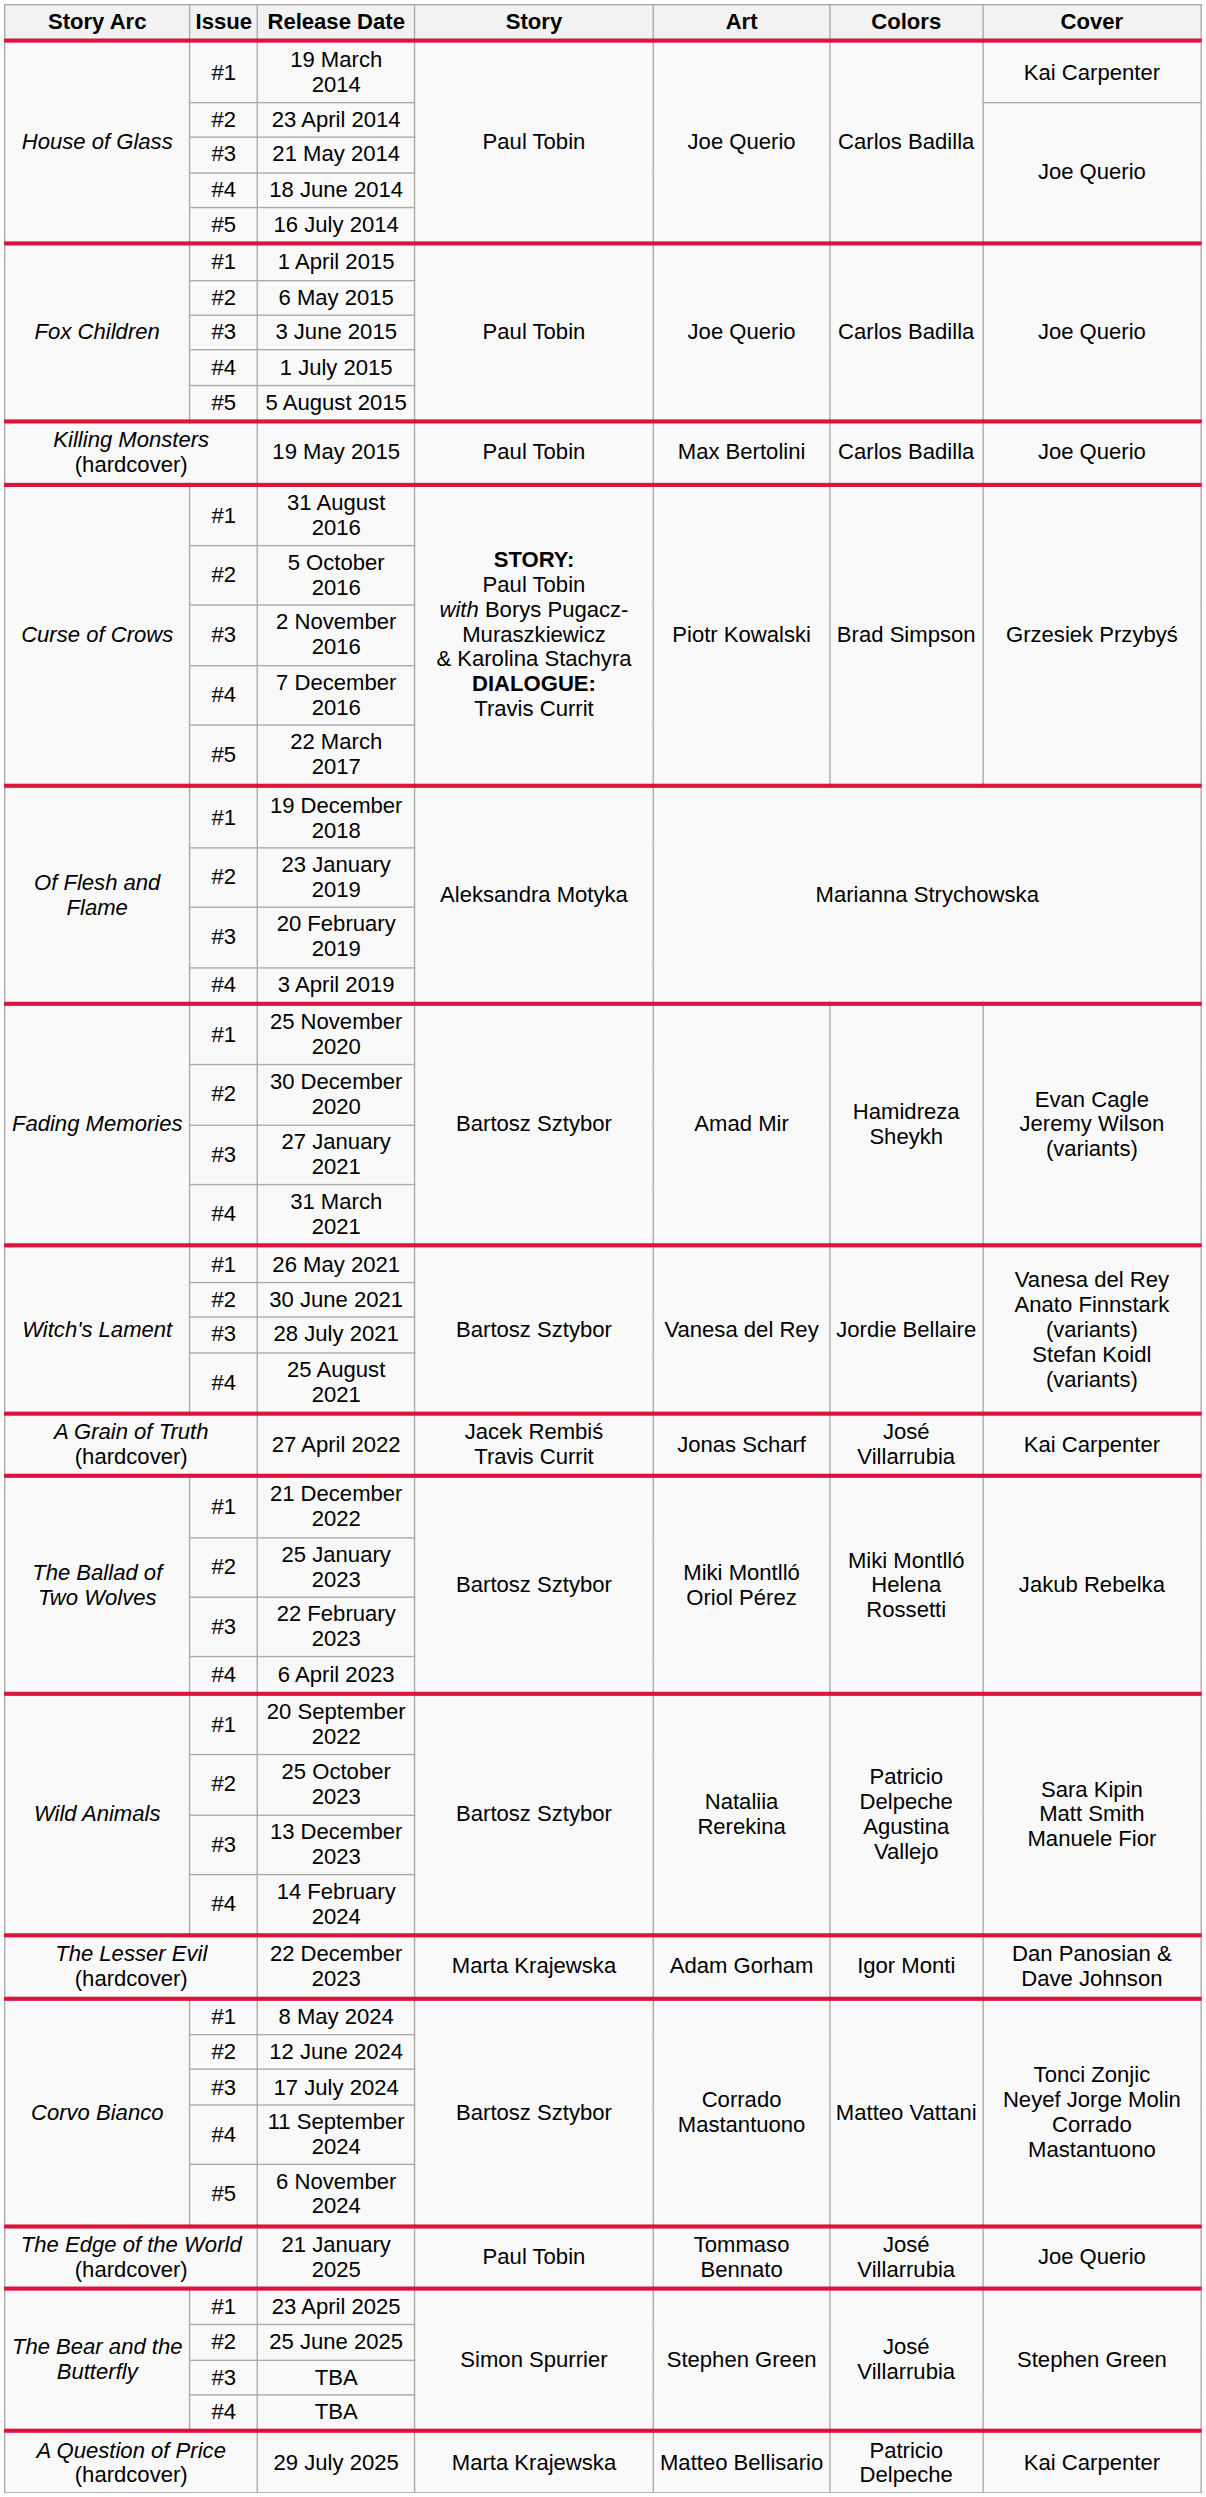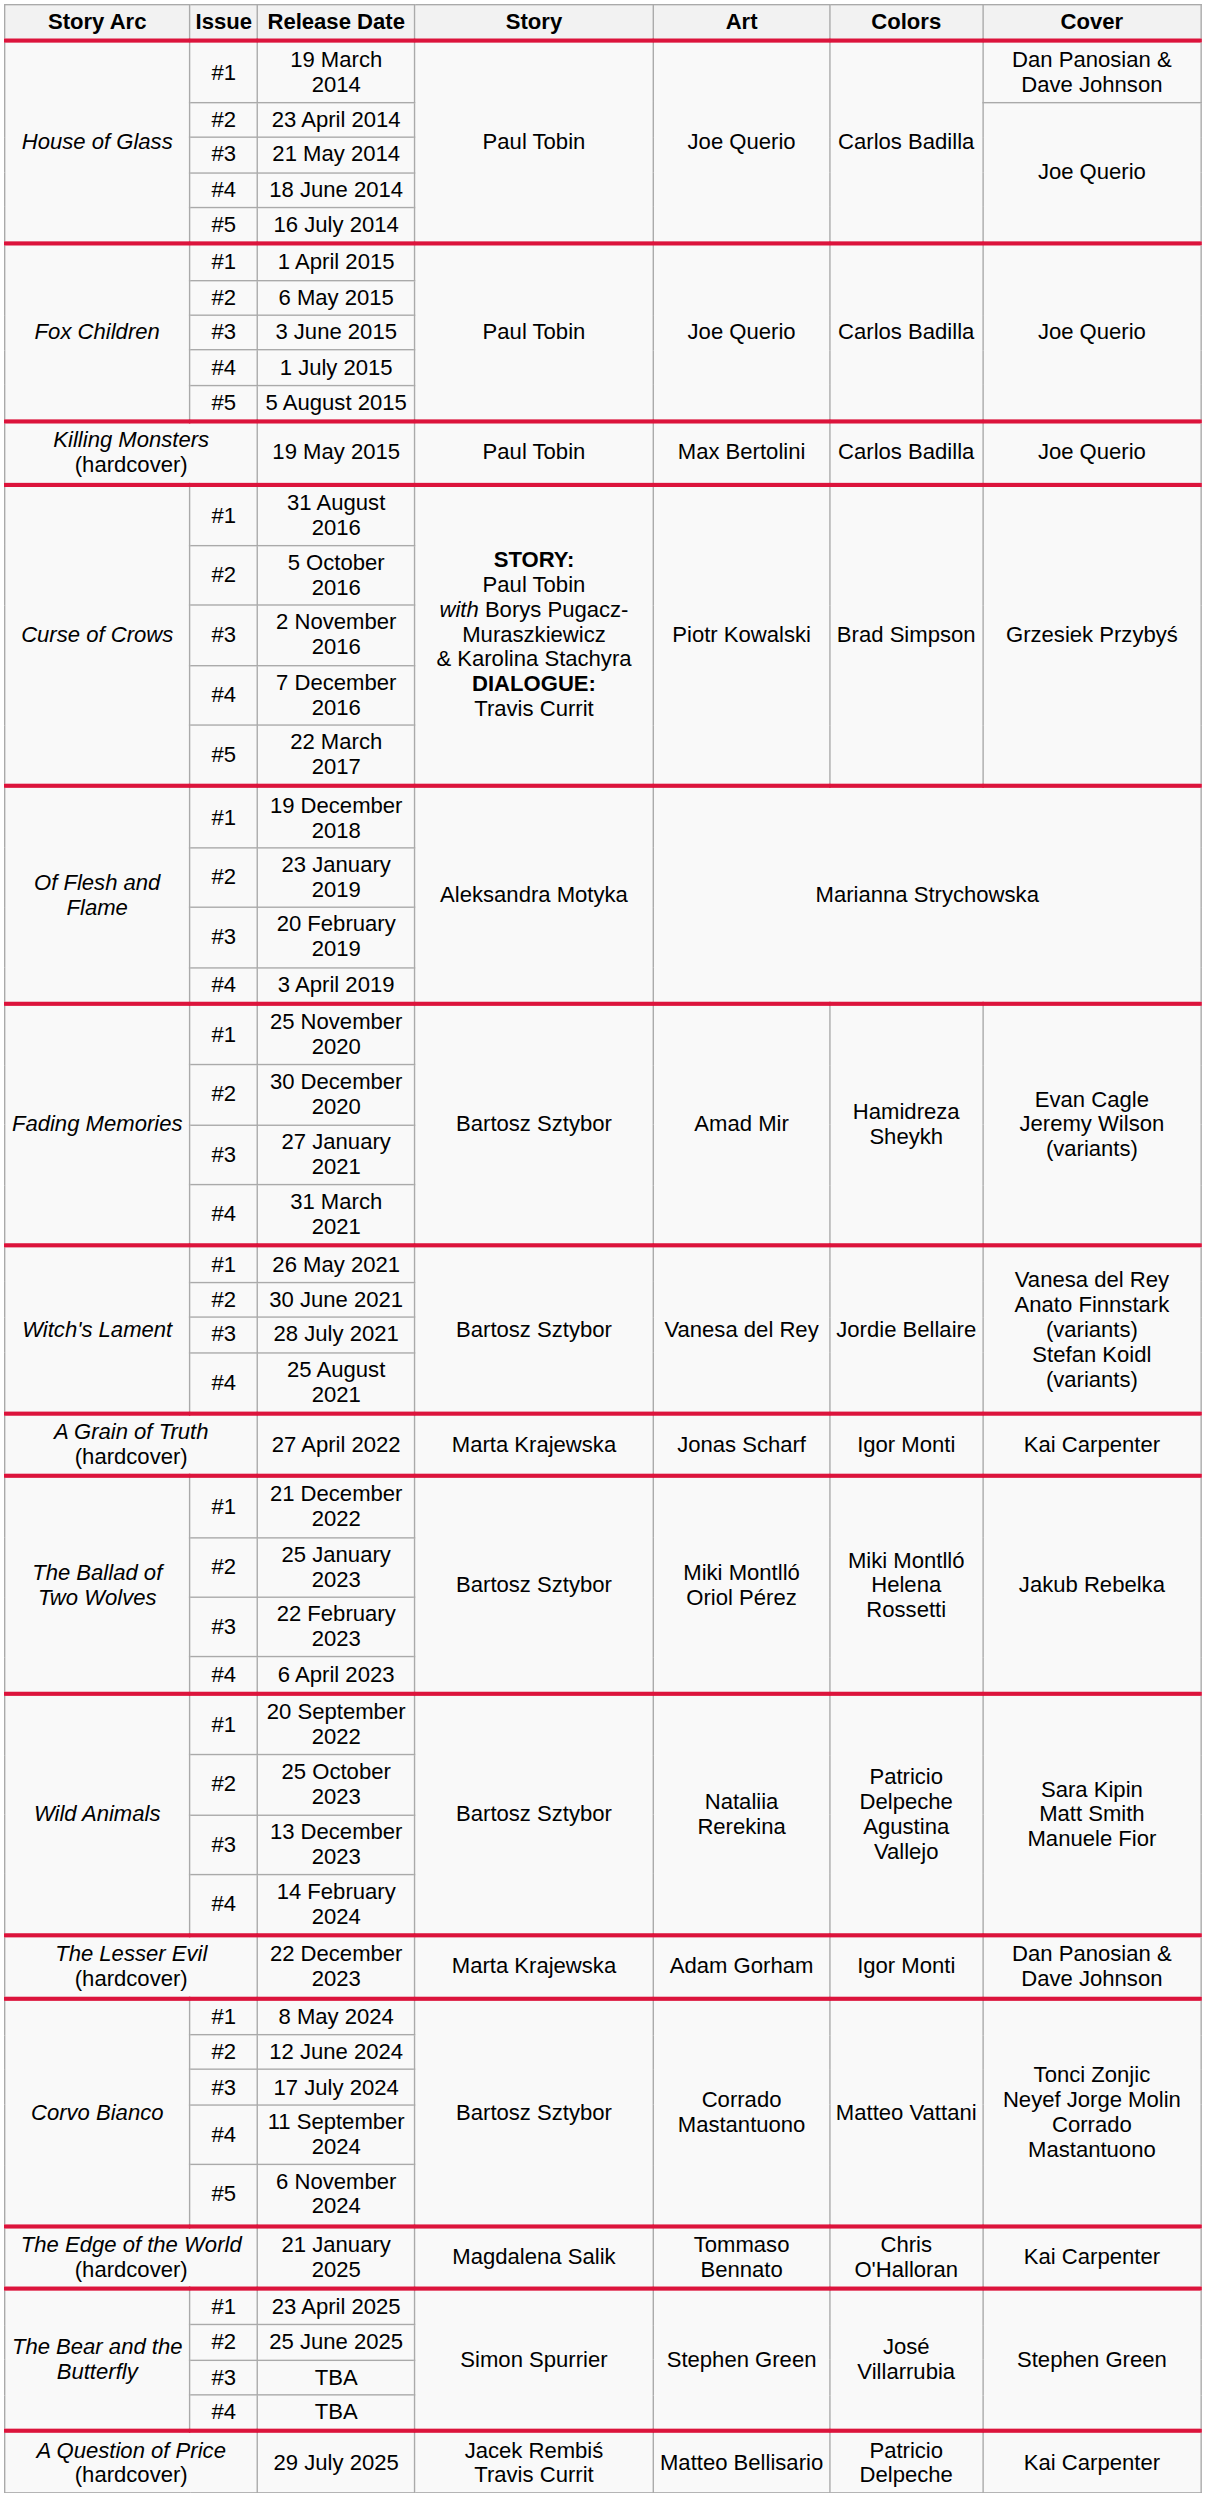(1092, 72) Kai Carpenter -> (1092, 72) Dan Panosian & Dave Johnson
(534, 1444) Jacek Rembiś Travis Currit -> (534, 1444) Marta Krajewska
(906, 1444) José Villarrubia -> (906, 1444) Igor Monti
(534, 2256) Paul Tobin -> (534, 2256) Magdalena Salik
(906, 2256) José Villarrubia -> (906, 2256) Chris O'Halloran
(1092, 2256) Joe Querio -> (1092, 2256) Kai Carpenter
(534, 2462) Marta Krajewska -> (534, 2462) Jacek Rembiś Travis Currit
